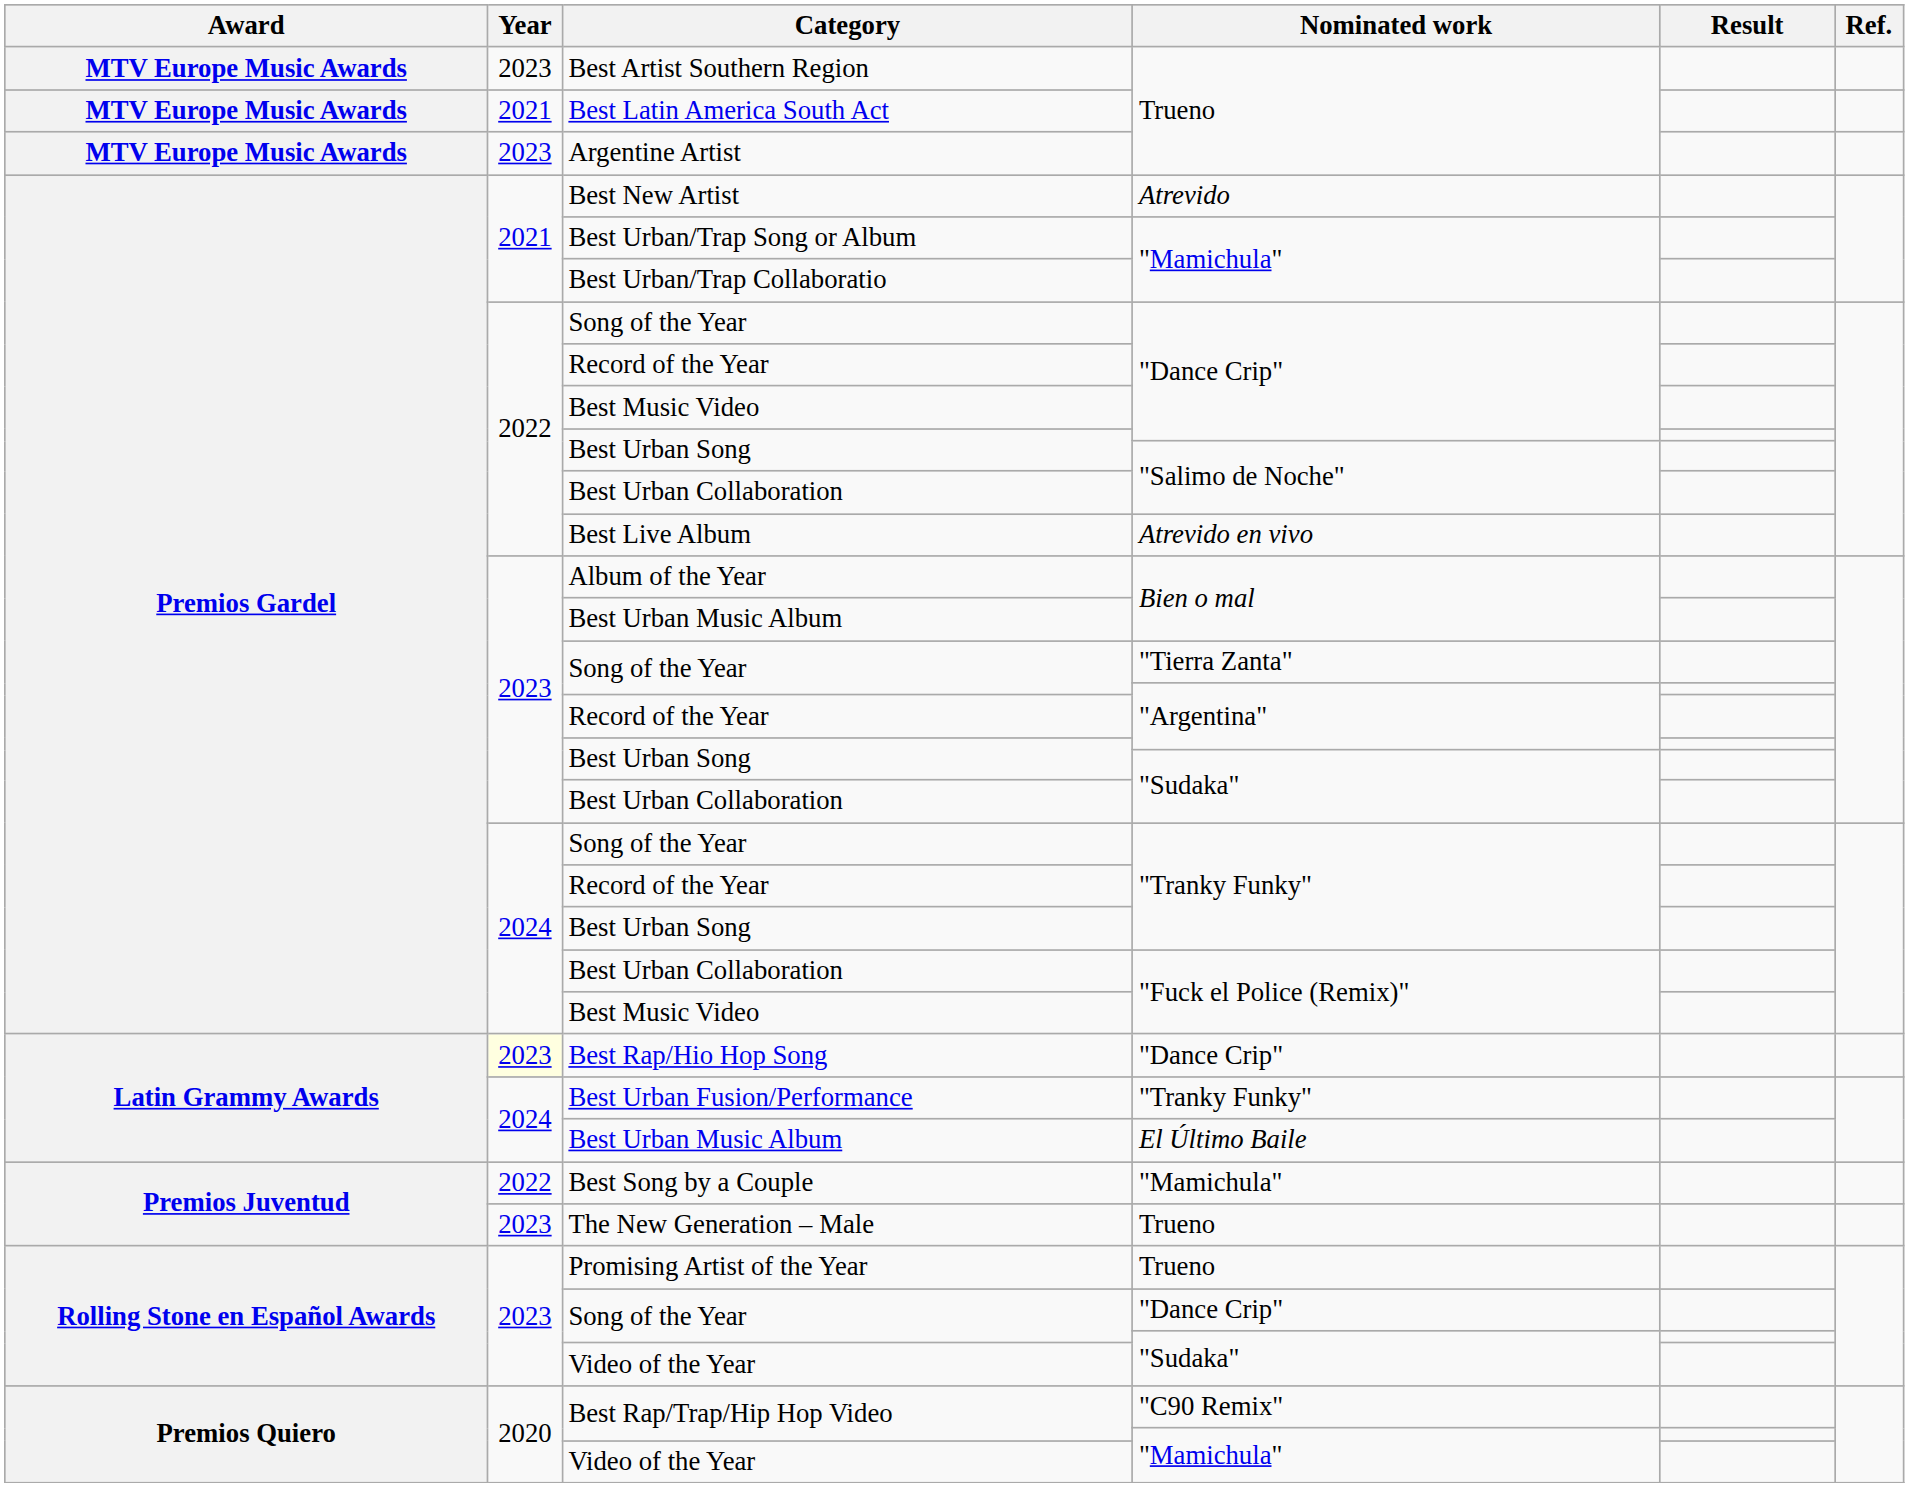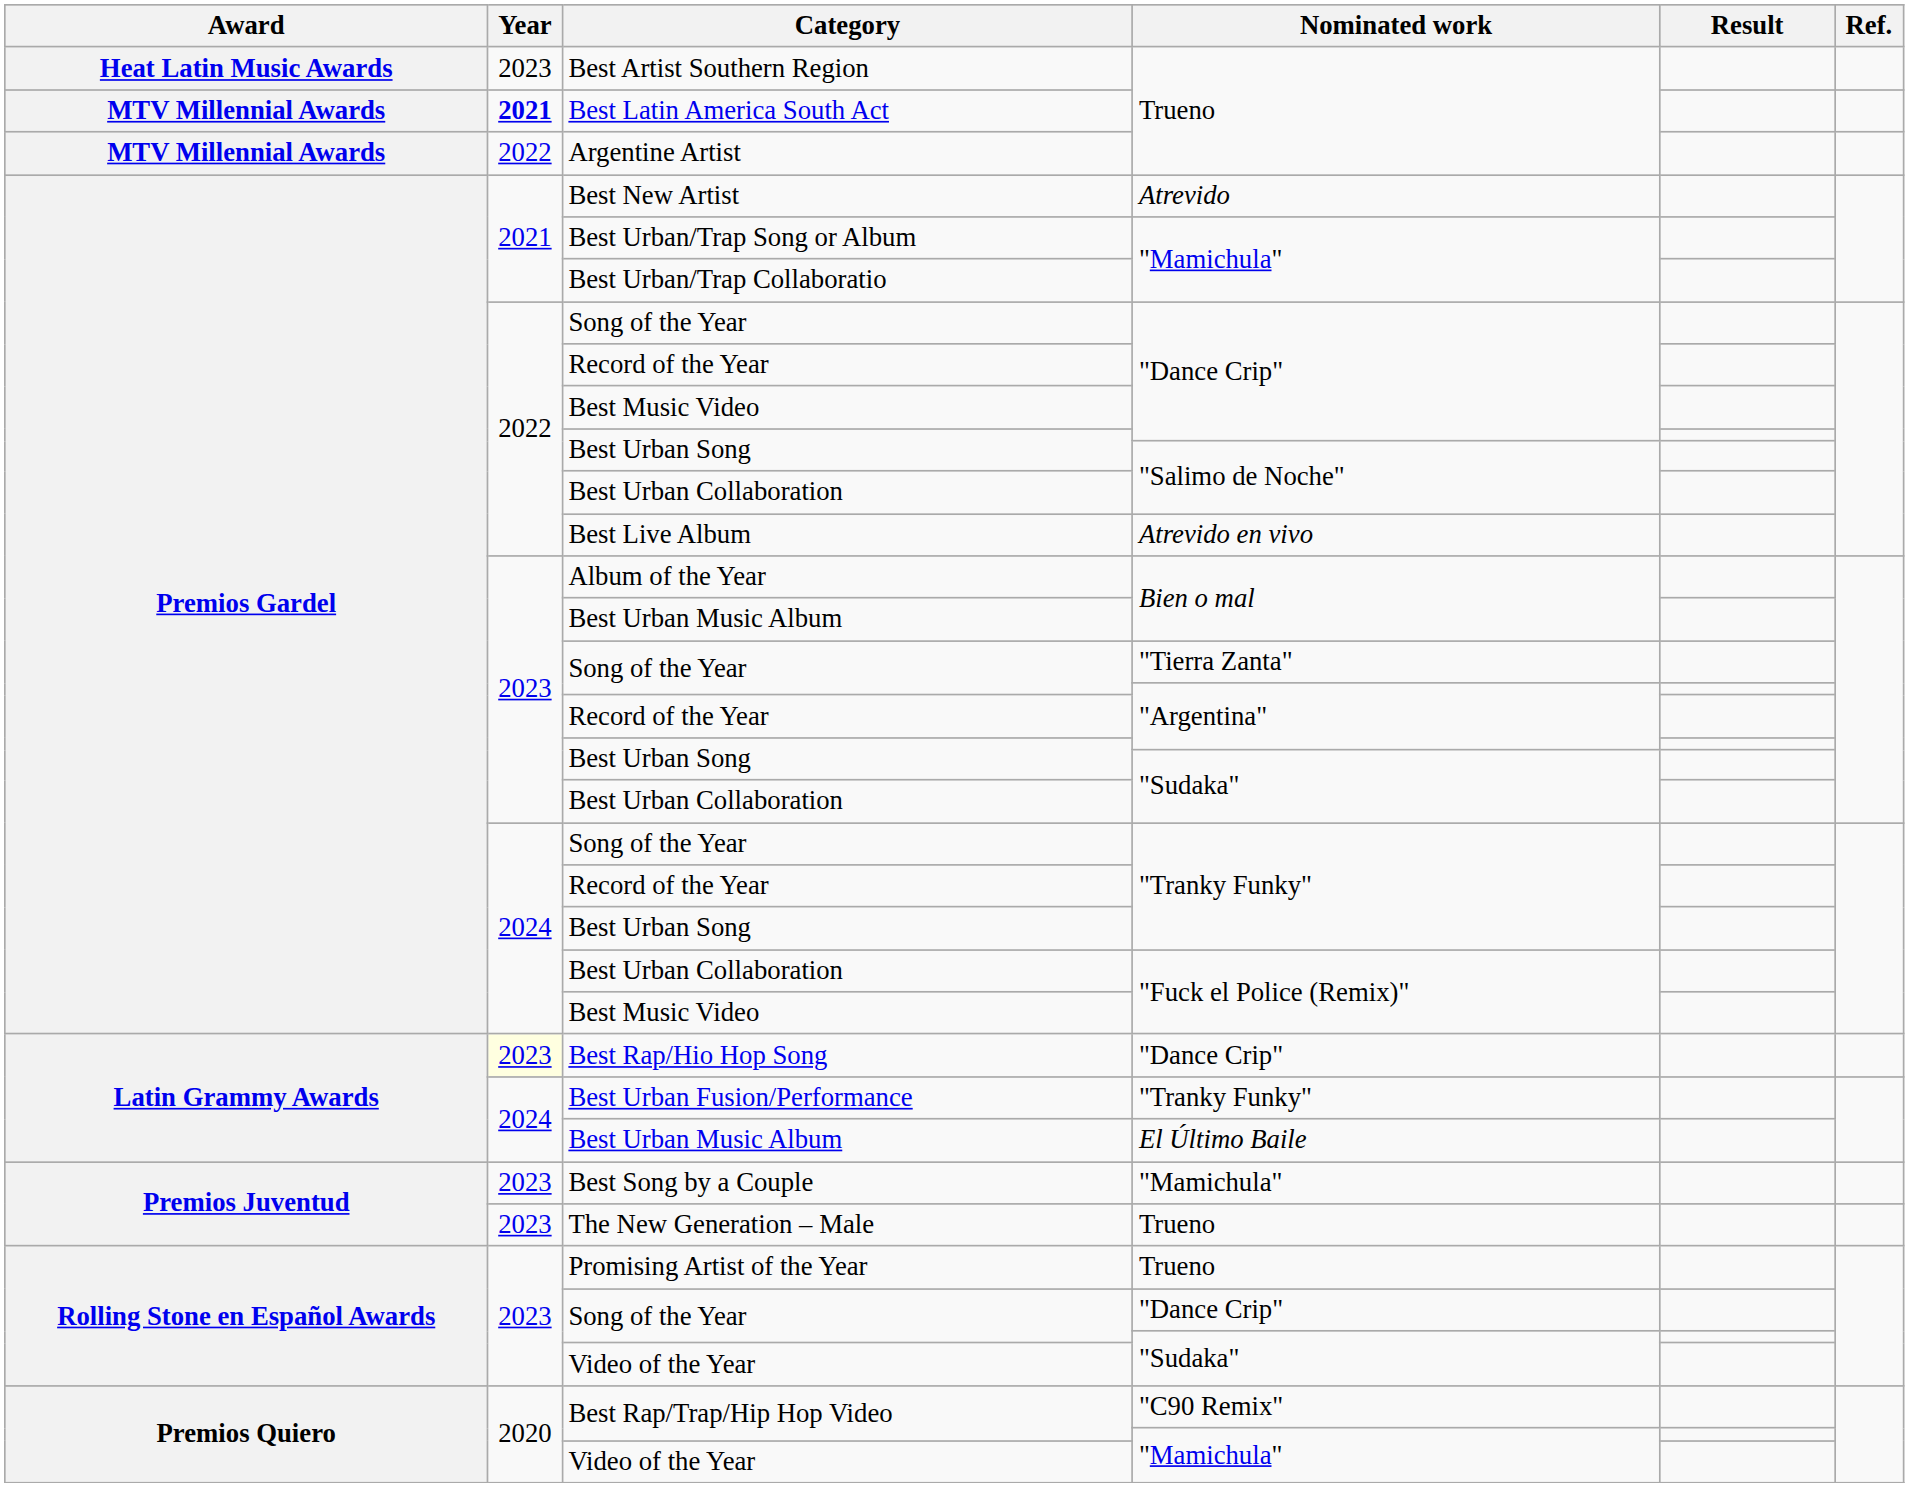(246, 68) MTV Europe Music Awards -> (246, 68) Heat Latin Music Awards
(246, 110) MTV Europe Music Awards -> (246, 110) MTV Millennial Awards
(525, 110) normal -> (525, 110) bold
(246, 152) MTV Europe Music Awards -> (246, 152) MTV Millennial Awards
(525, 152) 2023 -> (525, 152) 2022
(525, 1182) 2022 -> (525, 1182) 2023
